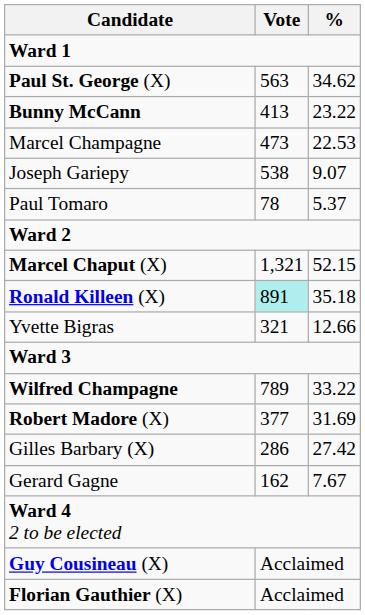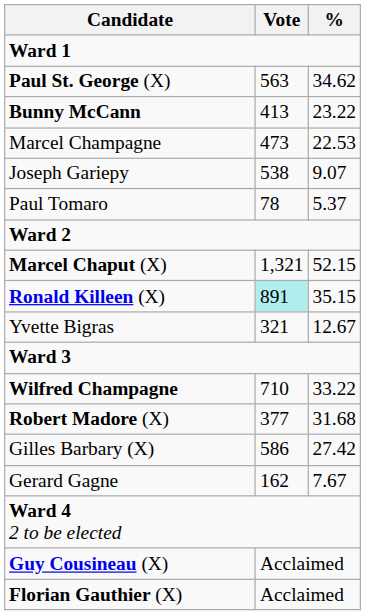(334, 296) 35.18 -> (334, 296) 35.15
(334, 326) 12.66 -> (334, 326) 12.67
(275, 388) 789 -> (275, 388) 710
(334, 419) 31.69 -> (334, 419) 31.68
(275, 449) 286 -> (275, 449) 586
